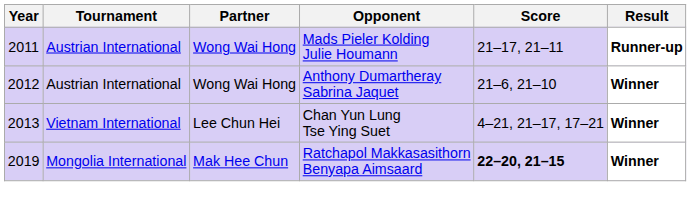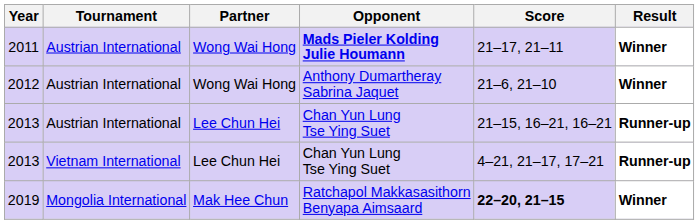(366, 47) normal -> (371, 47) bold
(647, 47) Runner-up -> (643, 47) Winner
+ row: (24, 123)
(635, 123) Winner -> (655, 162) Runner-up
